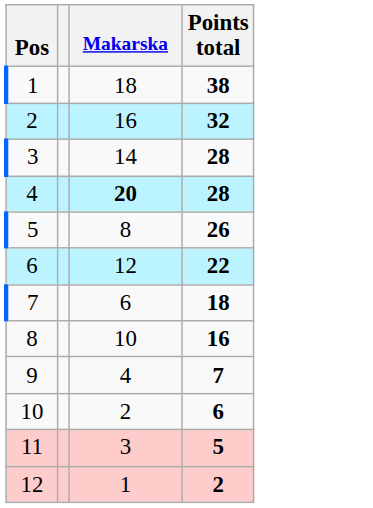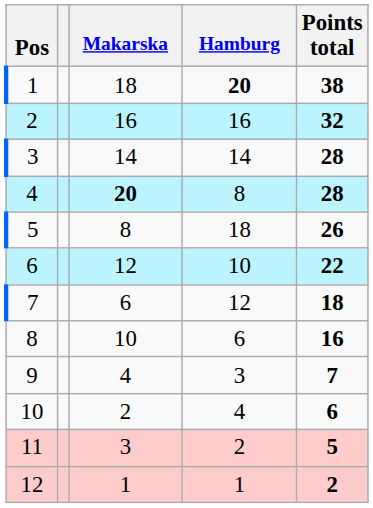+ column: (239, 43)
